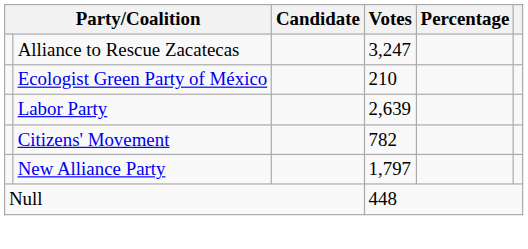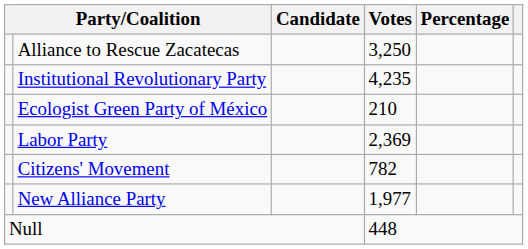(390, 49) 3,247 -> (390, 49) 3,250
+ row: (142, 79)
(390, 109) 2,639 -> (390, 139) 2,369
(390, 169) 1,797 -> (390, 199) 1,977
